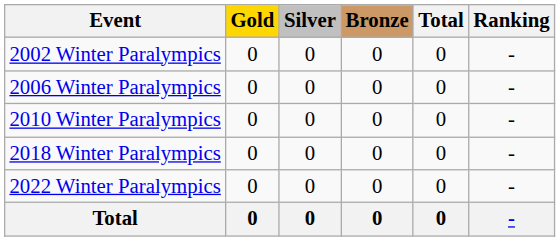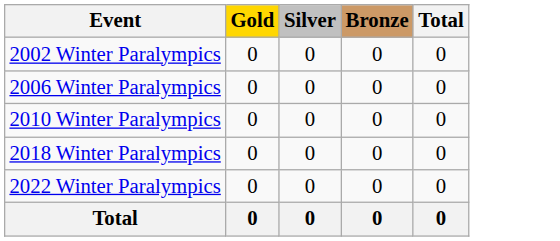- column: (511, 20)
